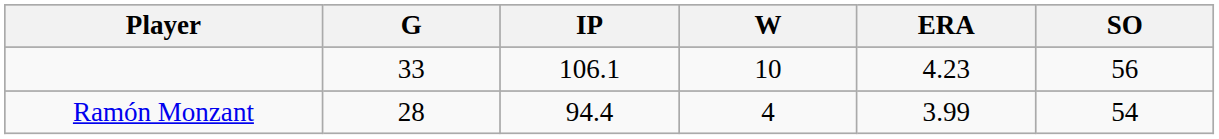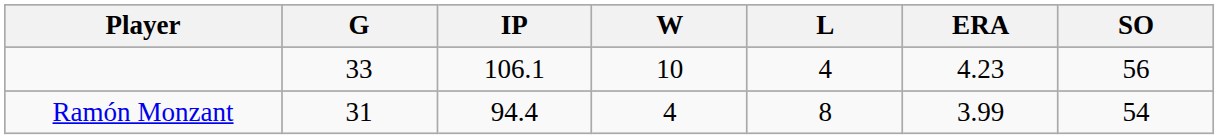+ column: (825, 25)
(411, 111) 28 -> (359, 111) 31
